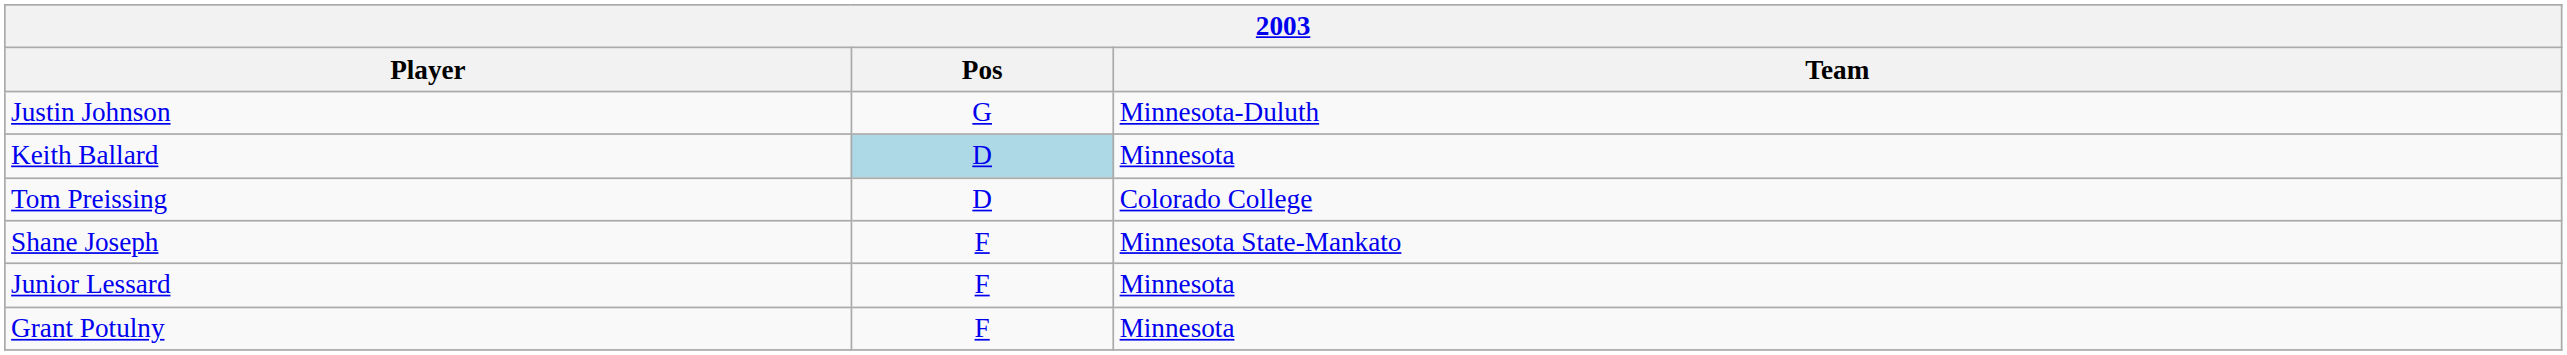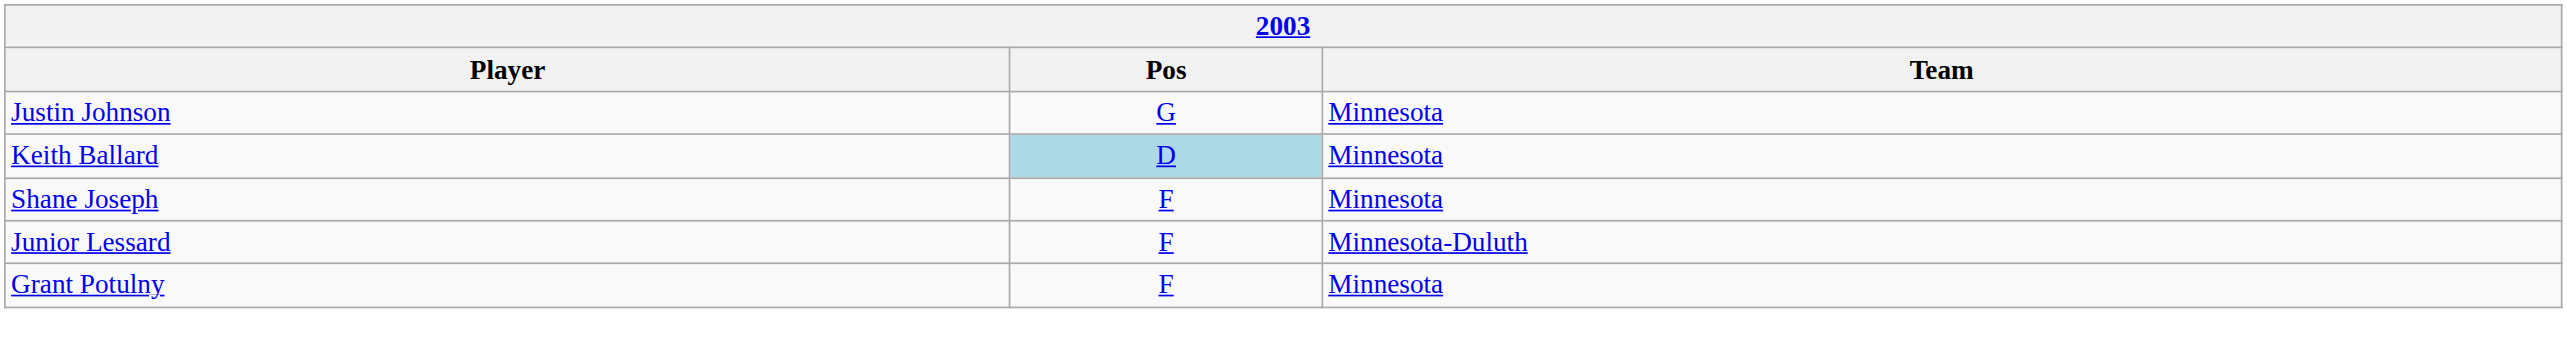(1219, 112) Minnesota-Duluth -> (1386, 112) Minnesota
- row: (89, 198)
(1261, 241) Minnesota State-Mankato -> (1386, 198) Minnesota
(1177, 284) Minnesota -> (1428, 241) Minnesota-Duluth
